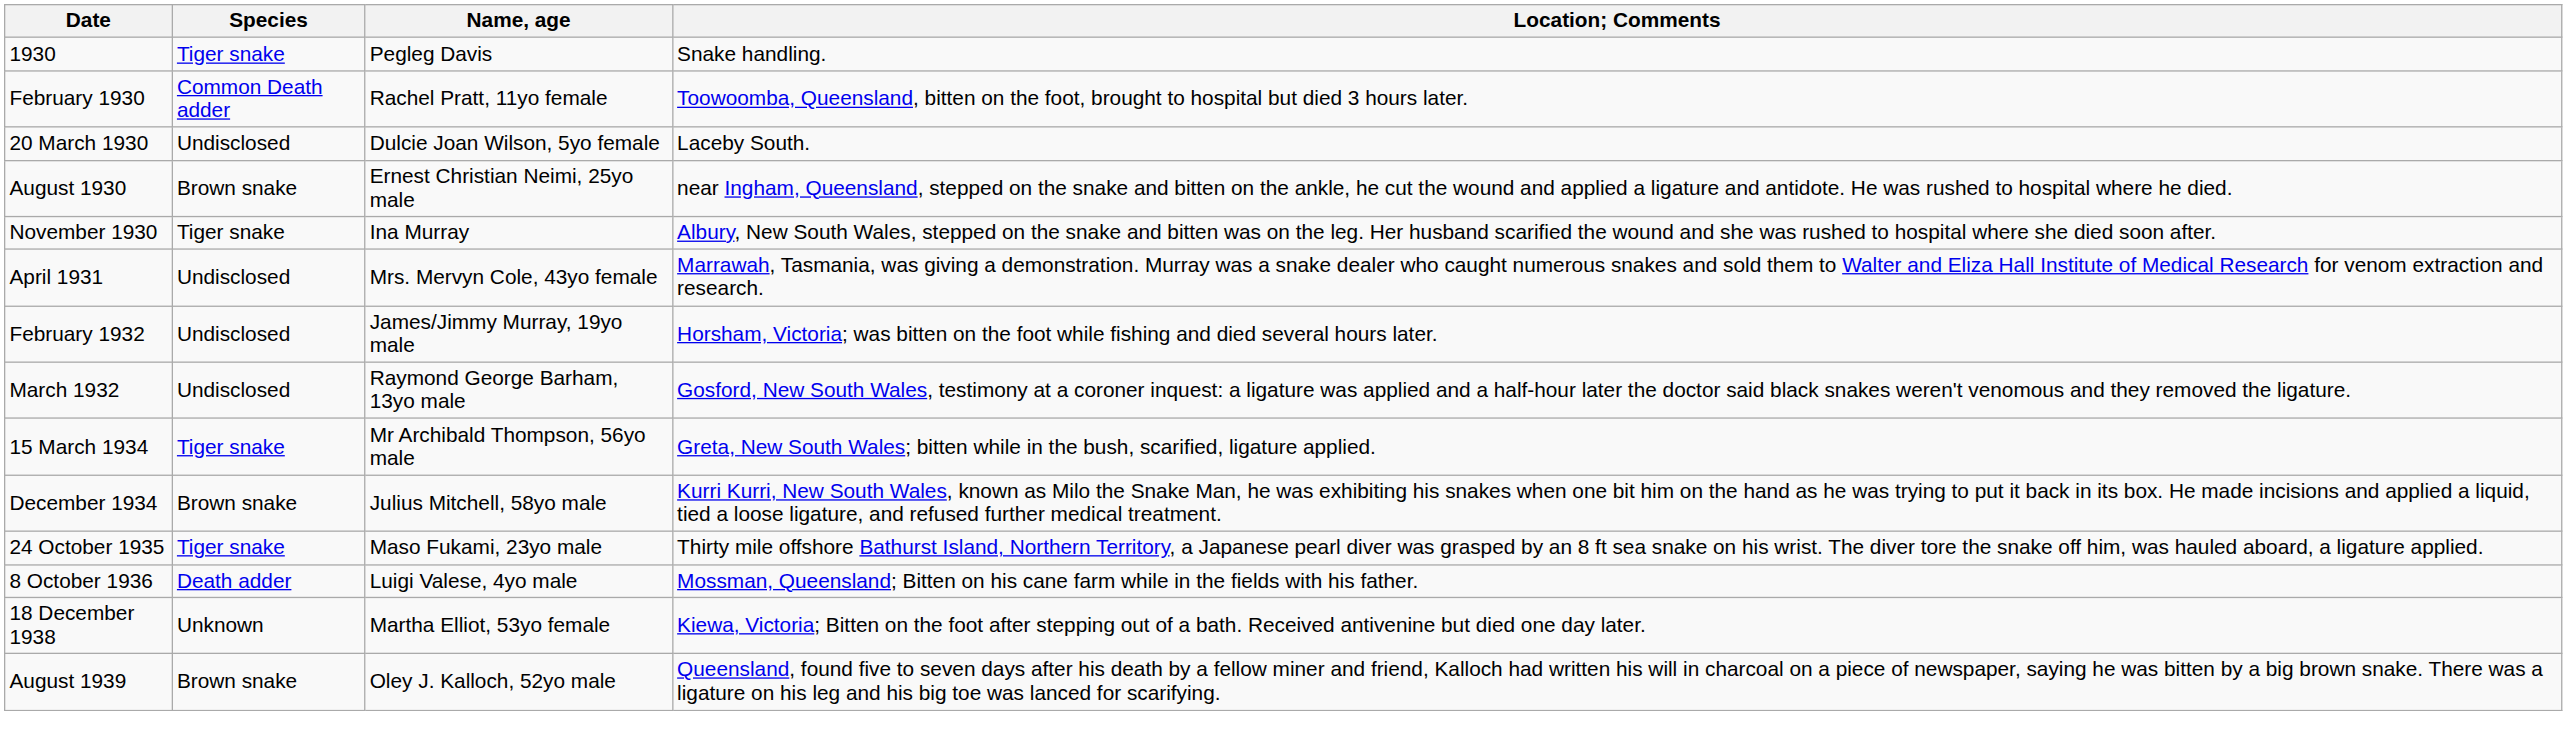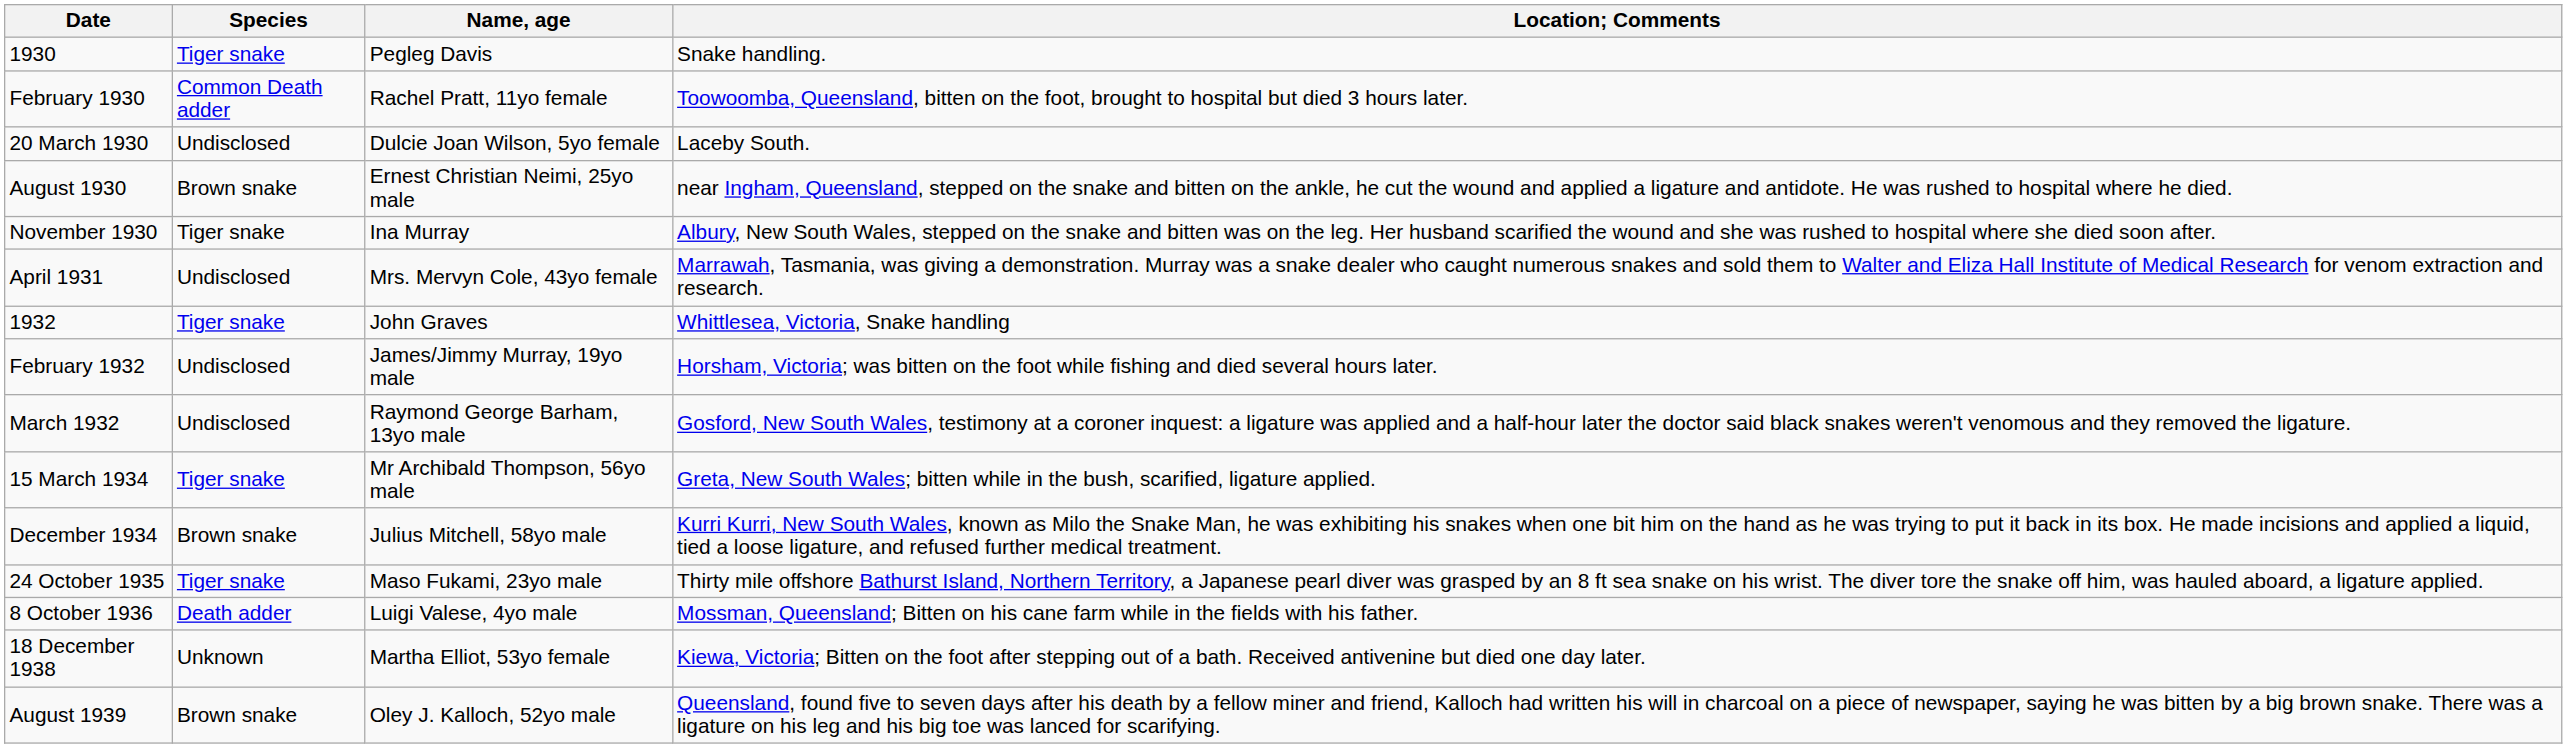+ row: (33, 322)
